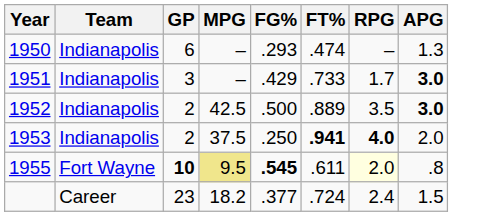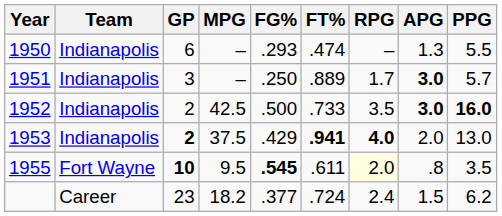+ column: (472, 20)
(279, 79) .429 -> (279, 79) .250
(327, 79) .733 -> (327, 79) .889
(327, 108) .889 -> (327, 108) .733
(189, 138) normal -> (189, 138) bold
(279, 138) .250 -> (279, 138) .429
(233, 168) khaki background -> (233, 168) no background
